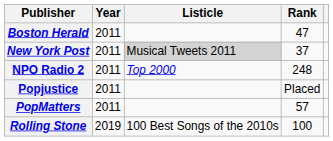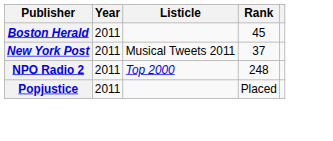(302, 32) 47 -> (259, 32) 45
(181, 51) lightgrey background -> (180, 51) no background
- row: (48, 107)
- row: (48, 126)
